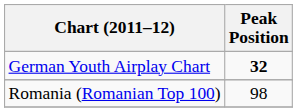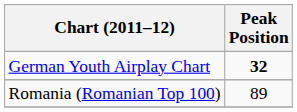(259, 93) 98 -> (259, 93) 89
